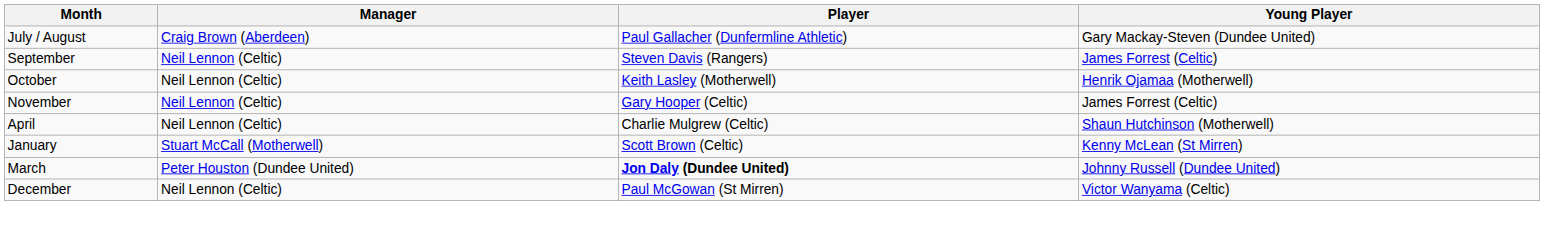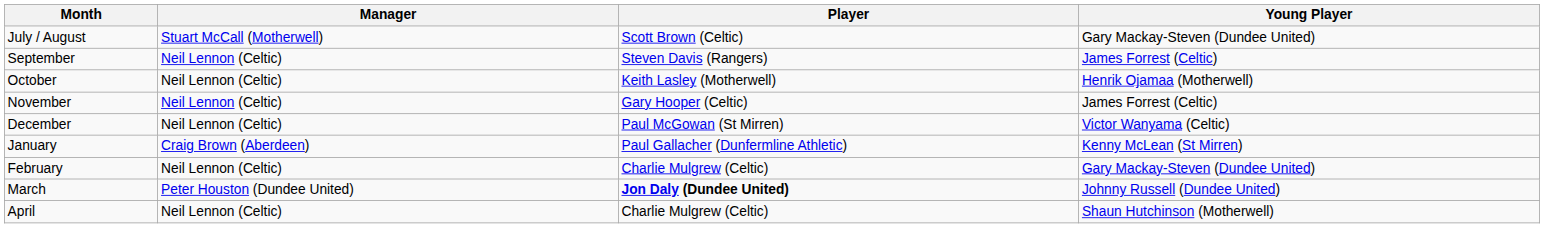(235, 37) Craig Brown (Aberdeen) -> (242, 37) Stuart McCall (Motherwell)
(734, 37) Paul Gallacher (Dunfermline Athletic) -> (682, 37) Scott Brown (Celtic)
rows swapped: (39, 189) <-> (21, 124)
(242, 146) Stuart McCall (Motherwell) -> (235, 146) Craig Brown (Aberdeen)
(682, 146) Scott Brown (Celtic) -> (734, 146) Paul Gallacher (Dunfermline Athletic)
+ row: (35, 168)
